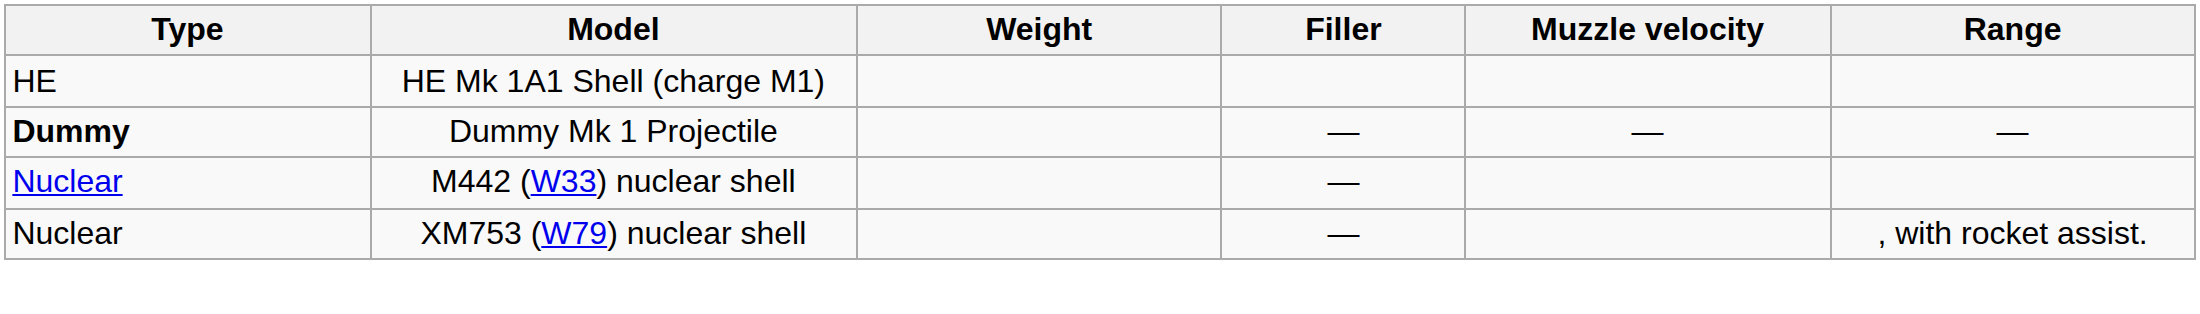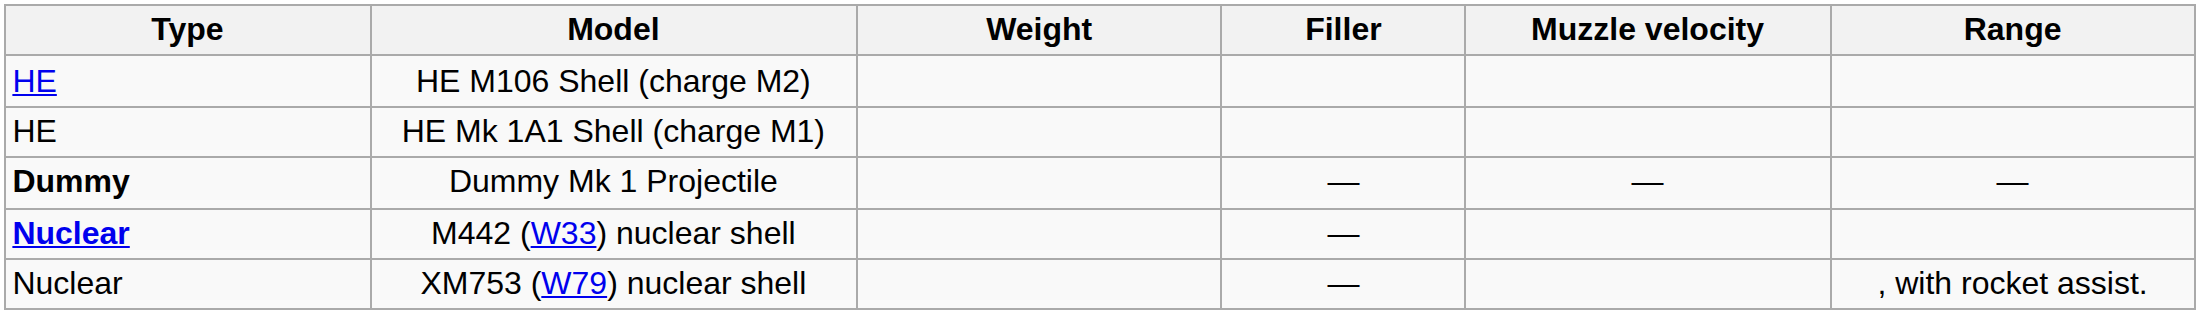+ row: (613, 80)
(68, 182) normal -> (71, 232) bold
